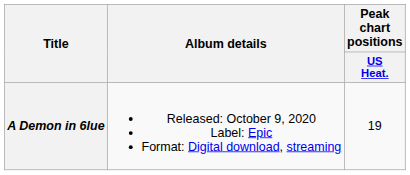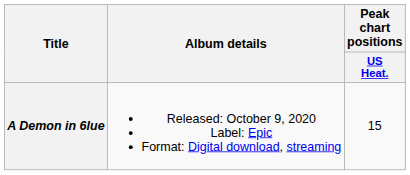(375, 126) 19 -> (375, 126) 15
